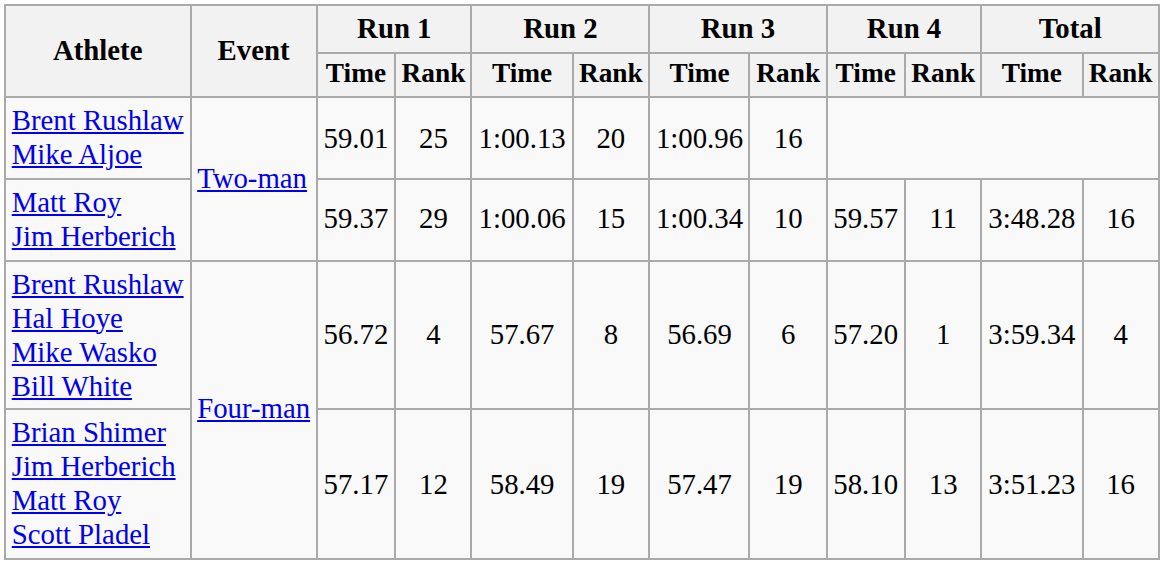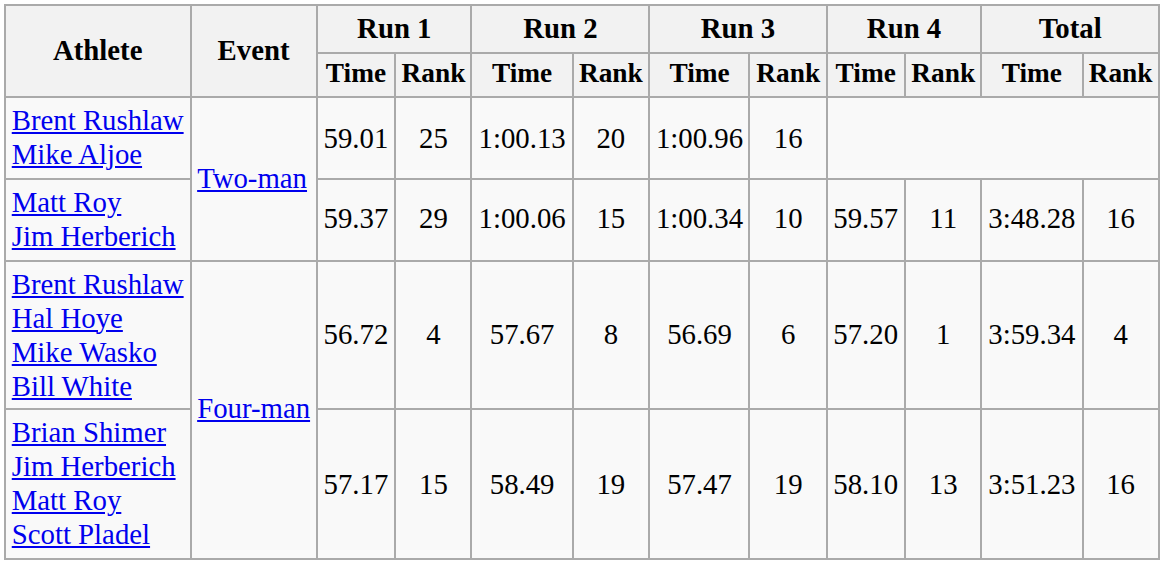(433, 484) 12 -> (433, 484) 15
